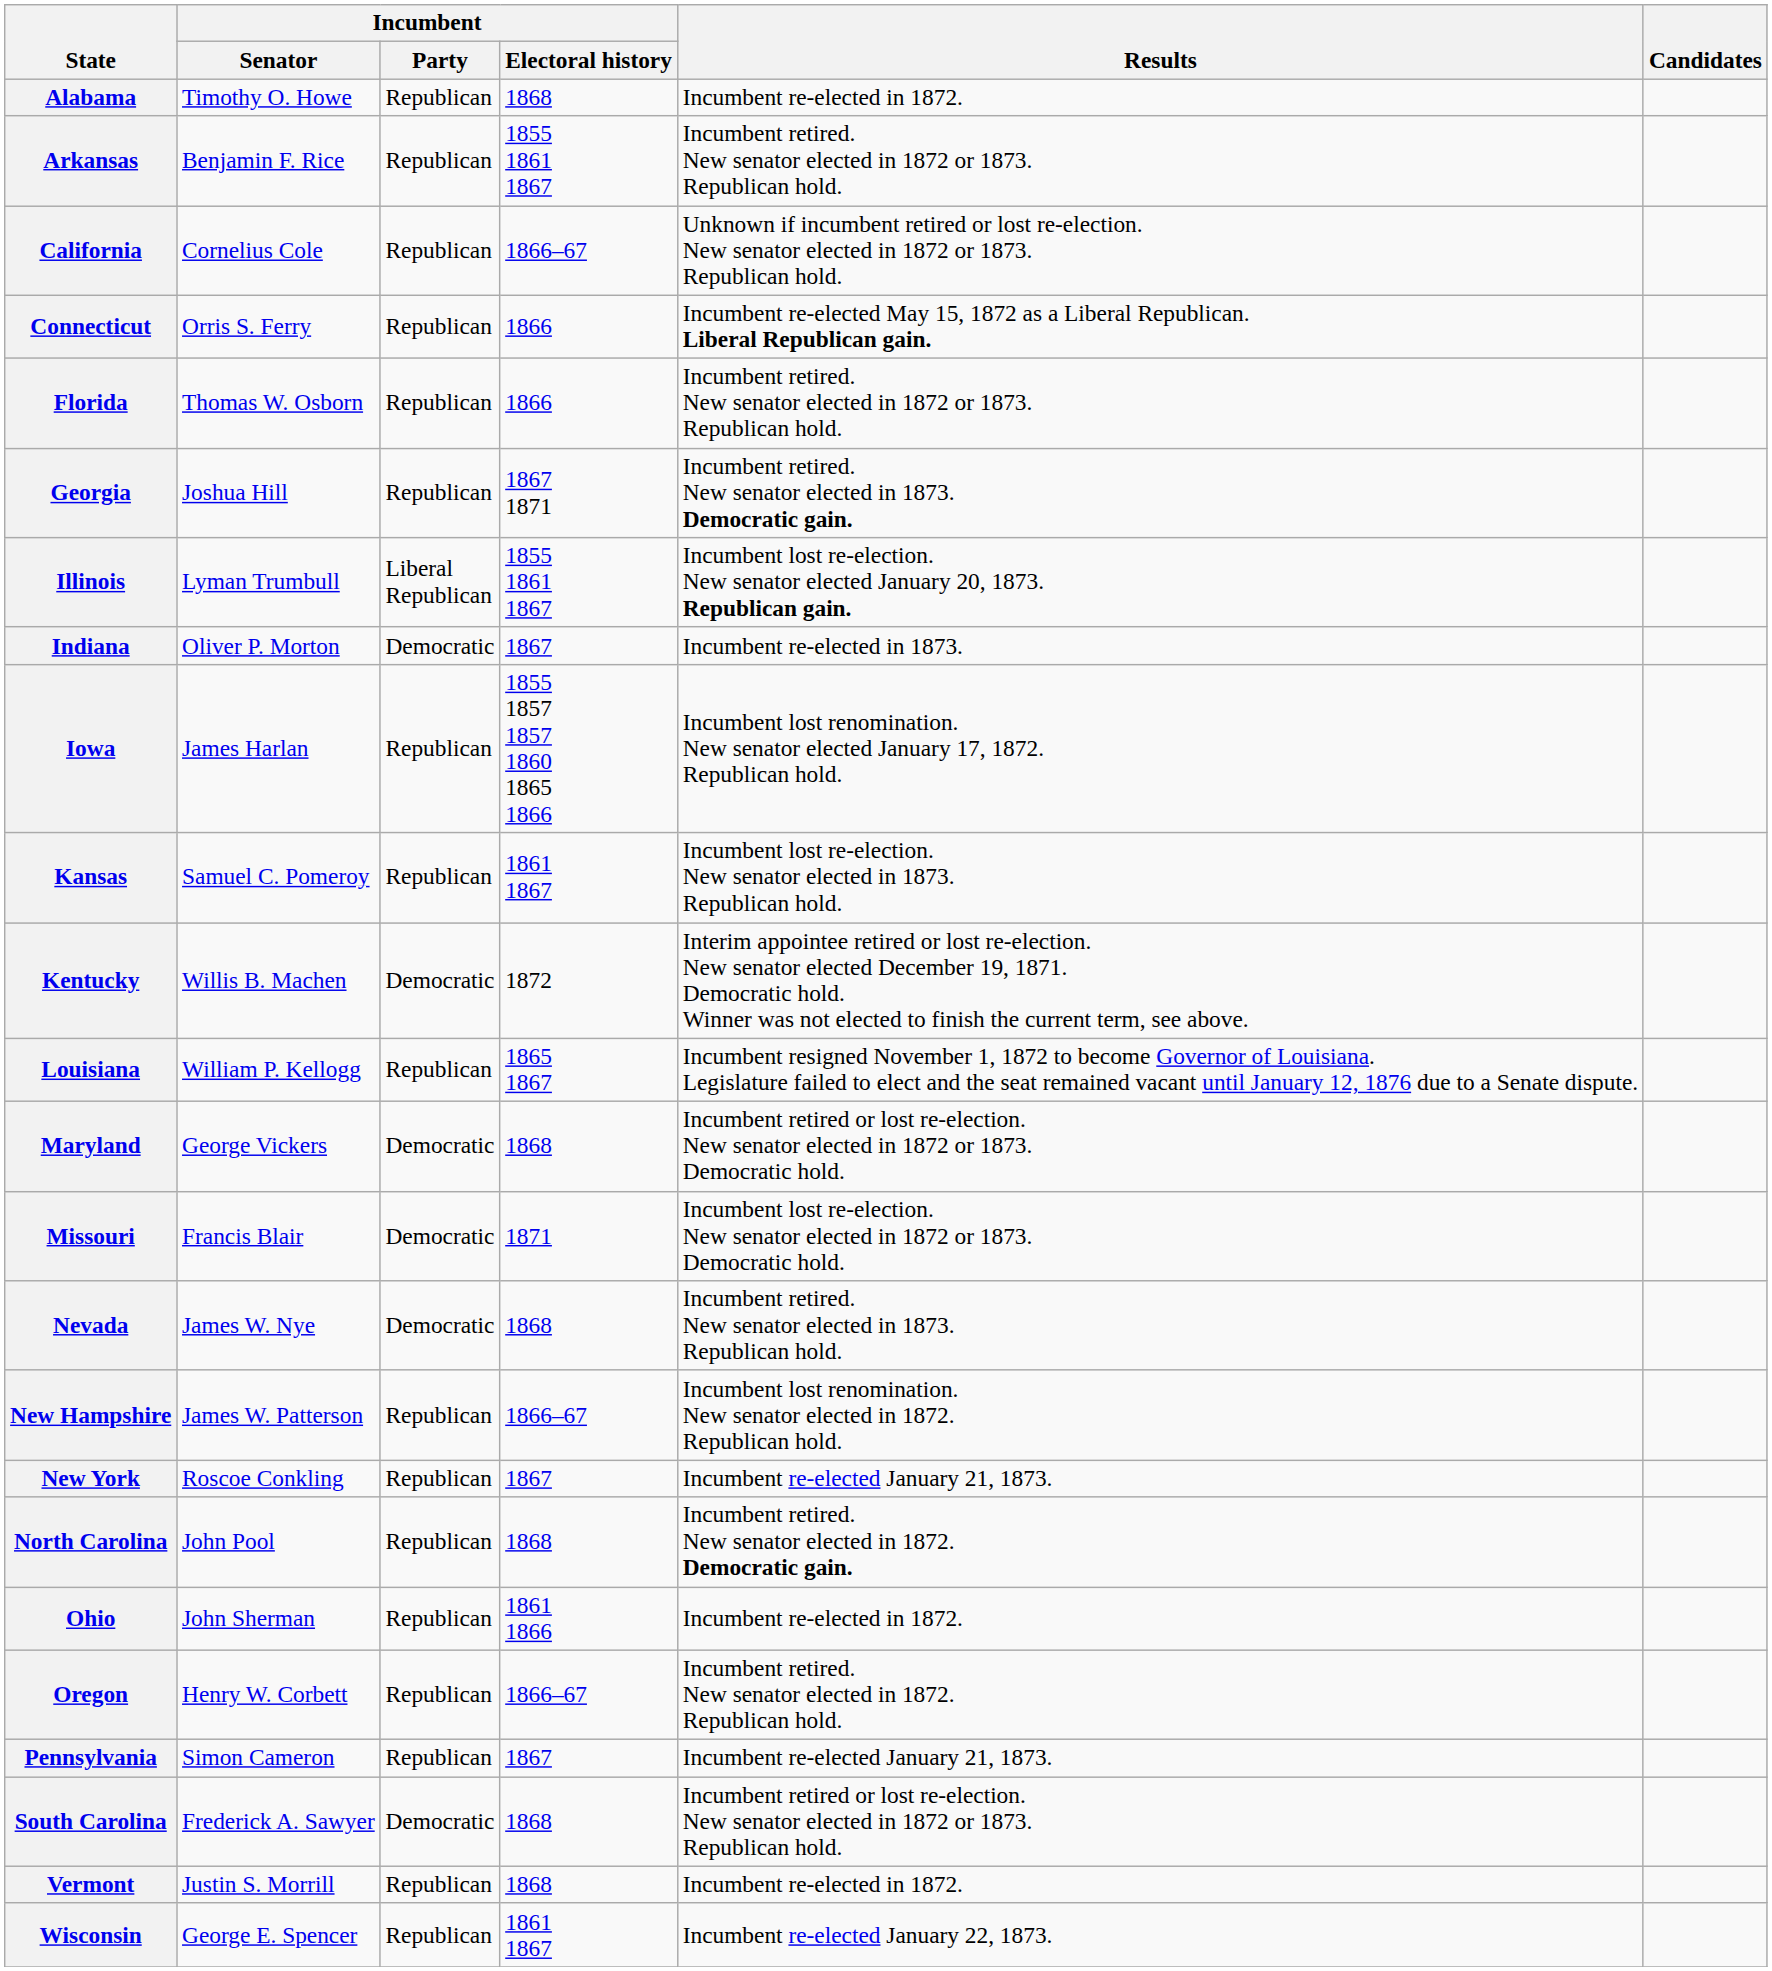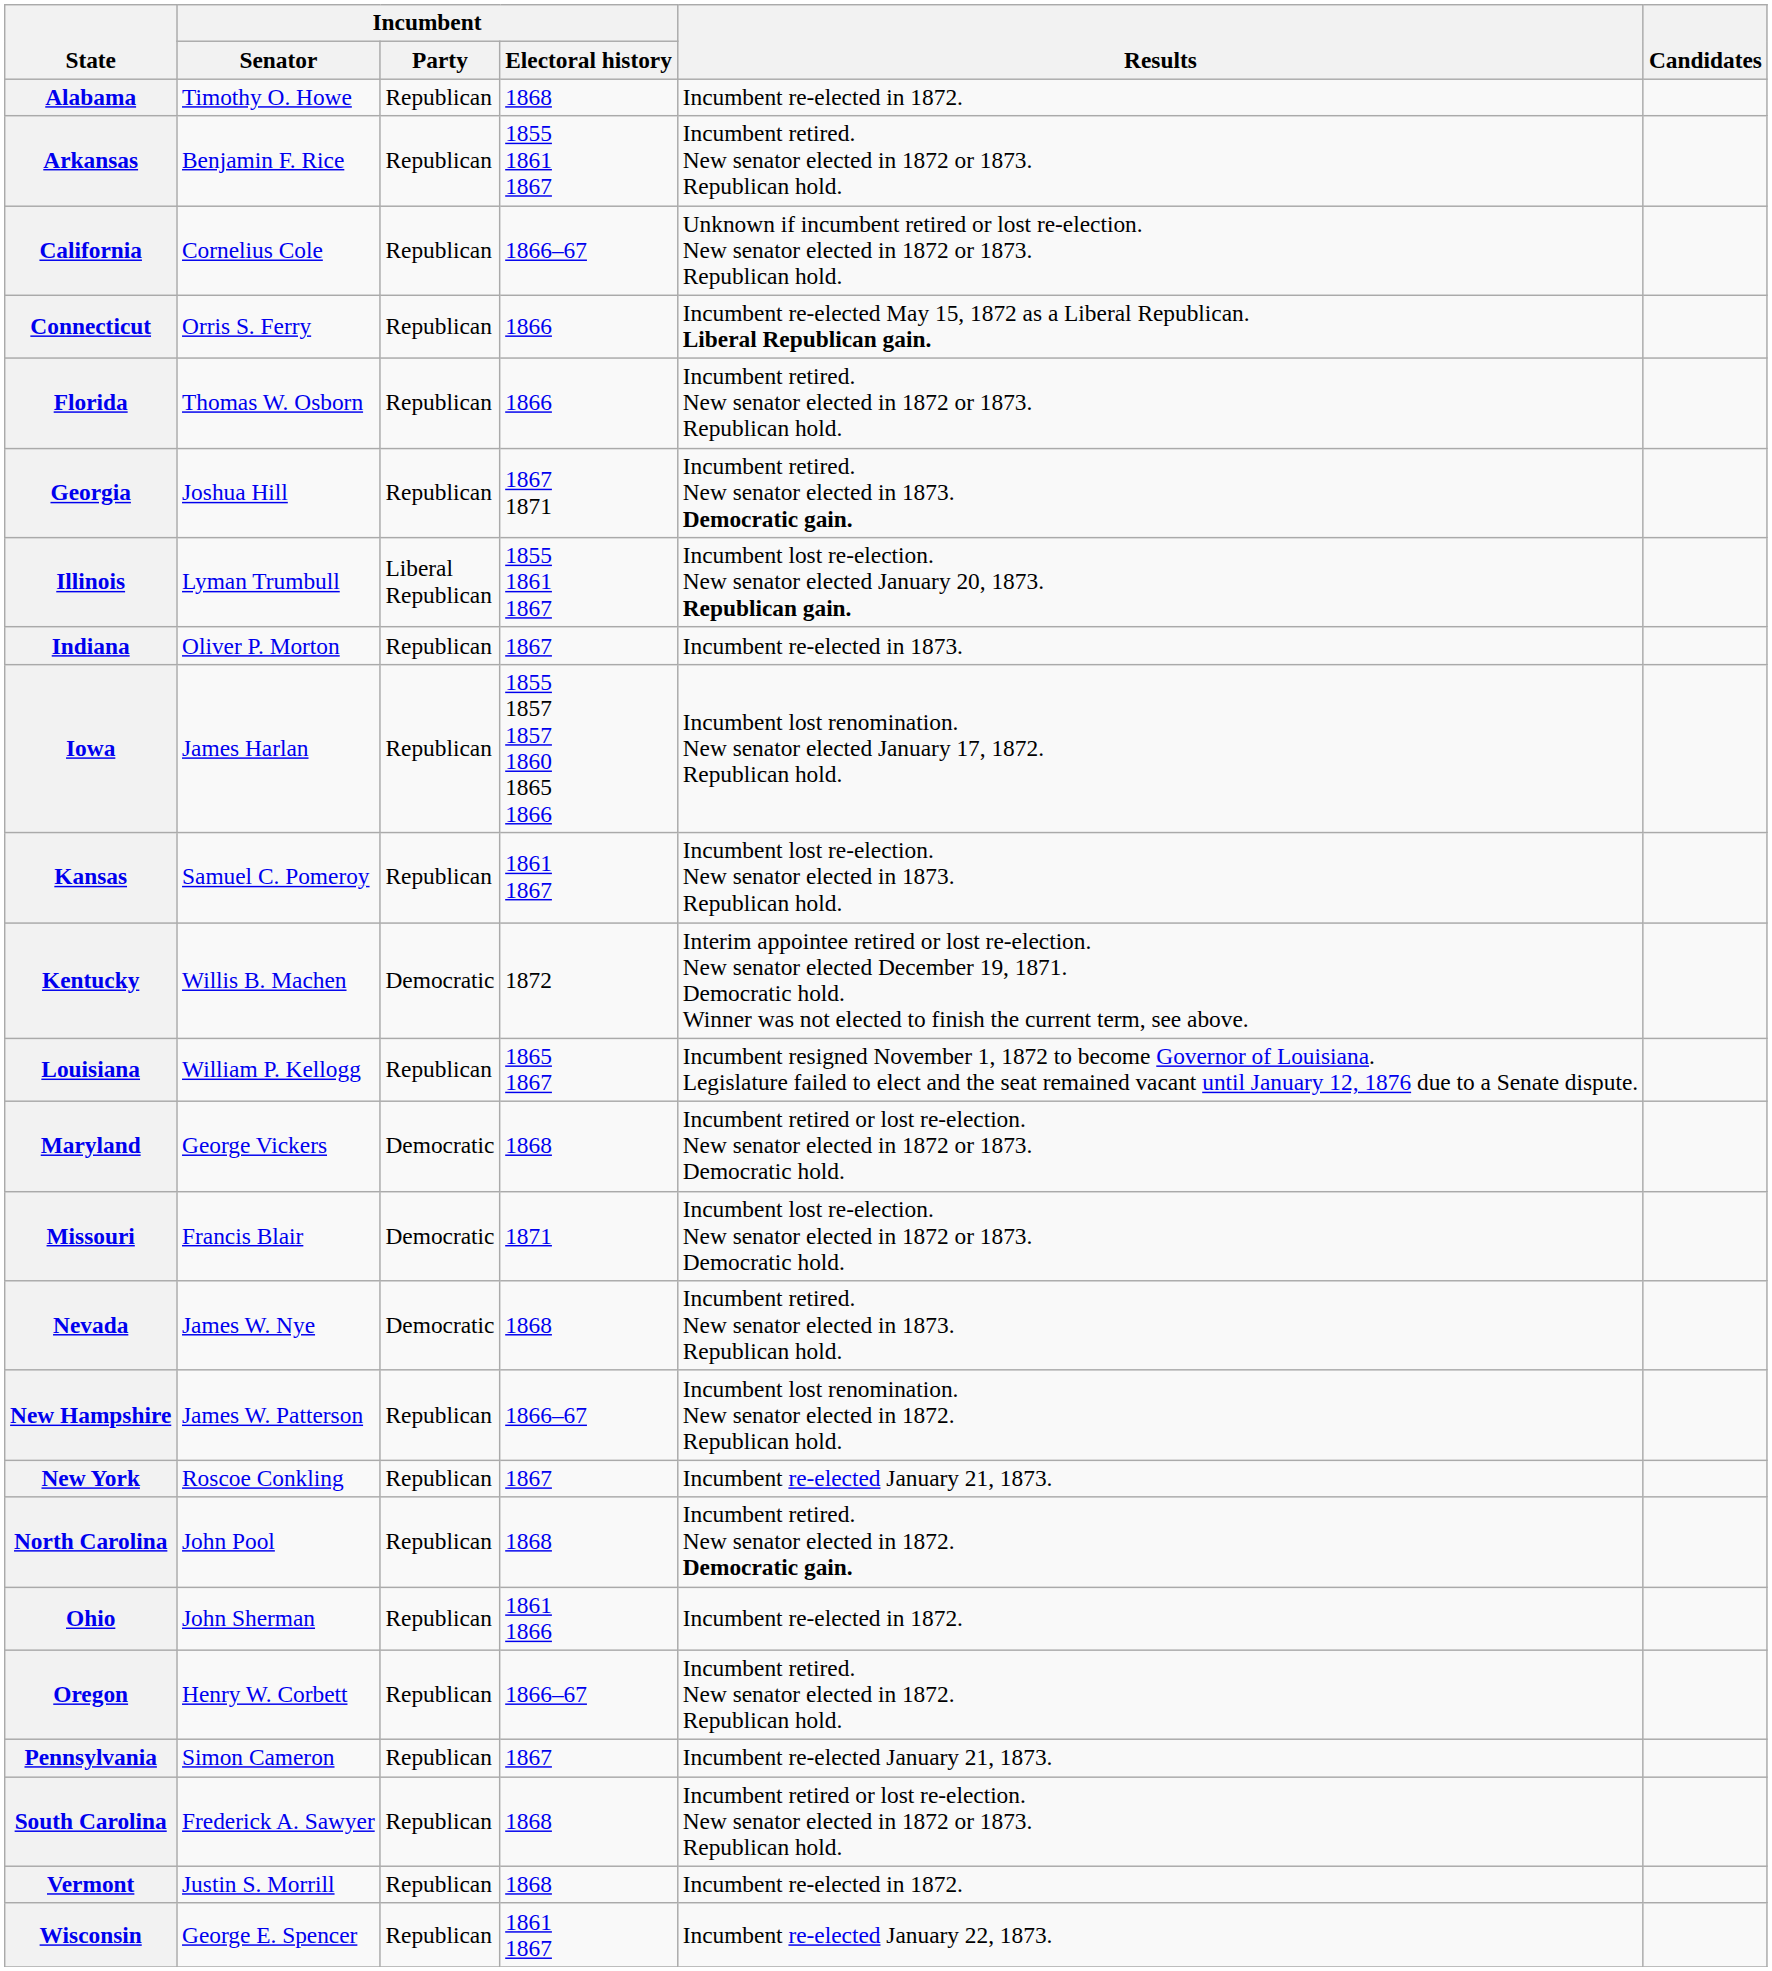(440, 645) Democratic -> (439, 645) Republican
(440, 1821) Democratic -> (439, 1821) Republican
